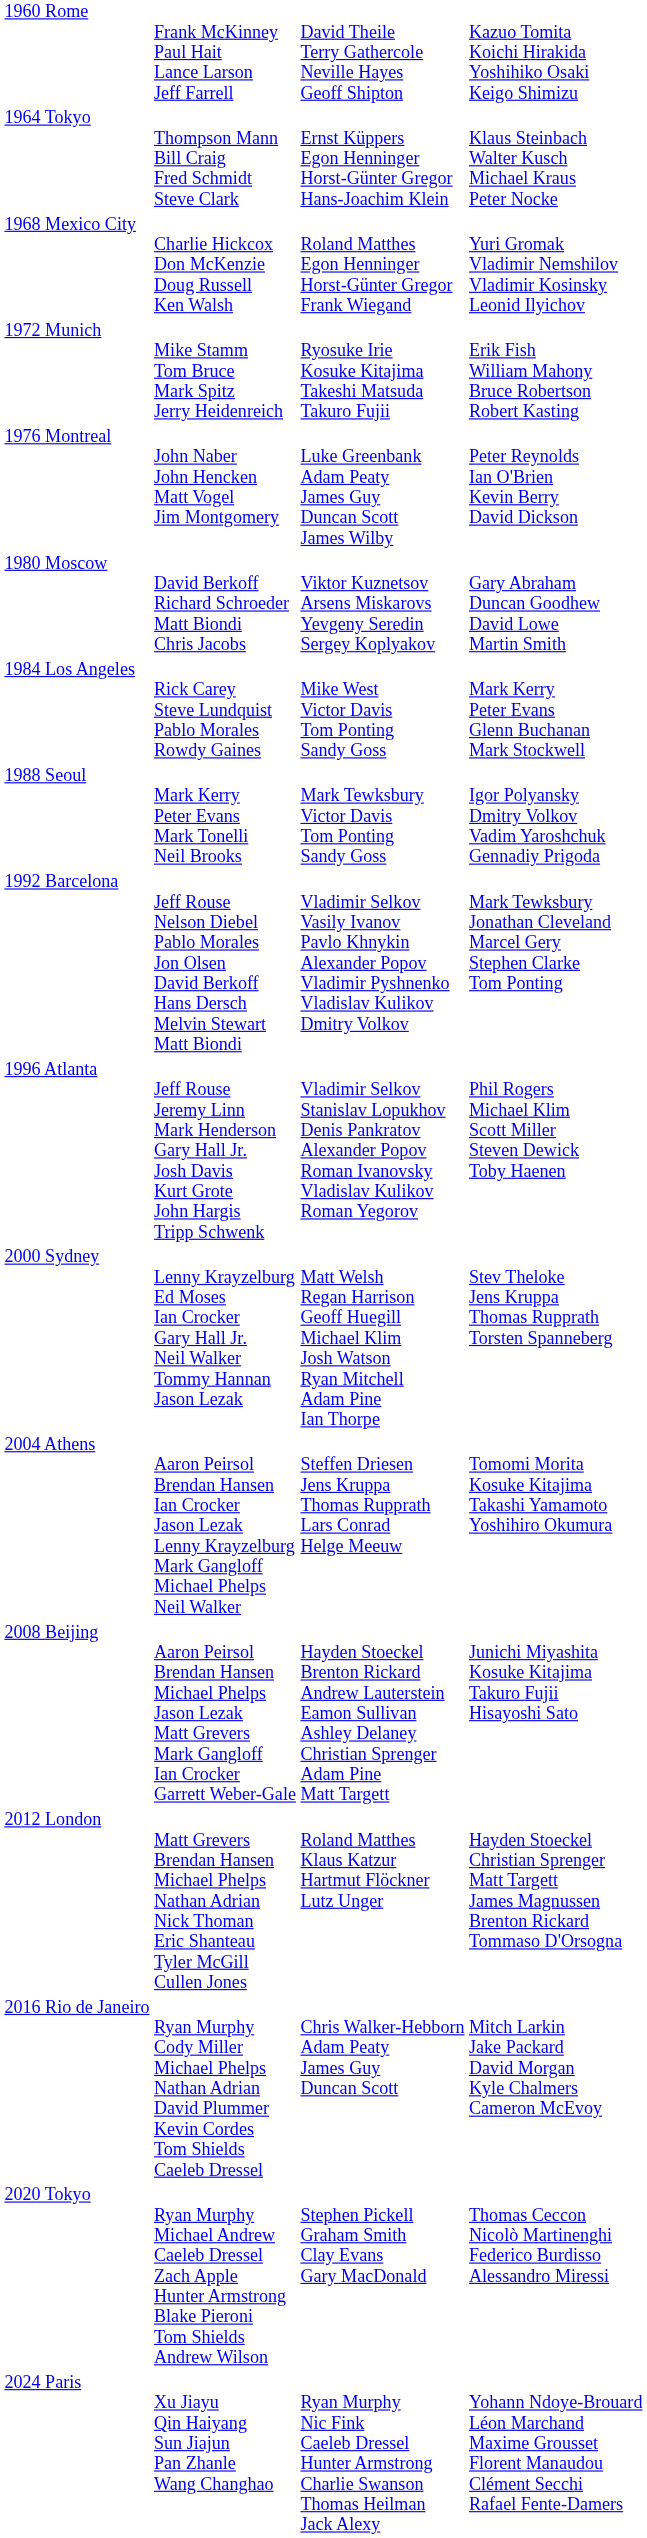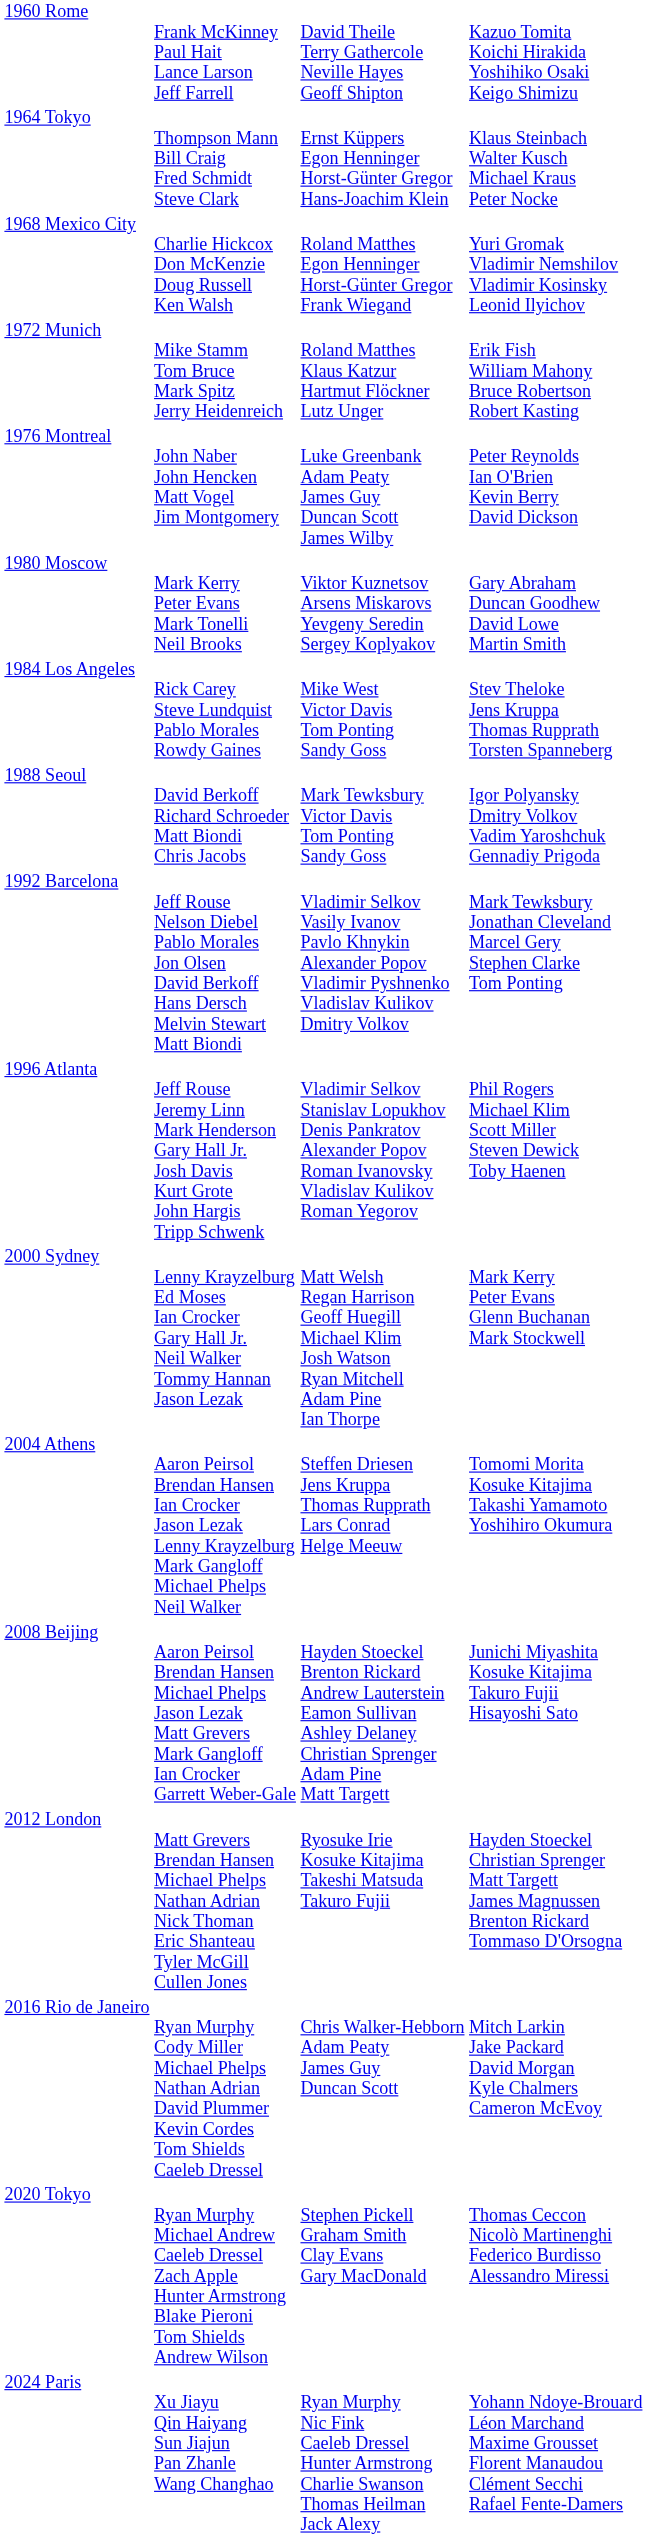(362, 381) Ryosuke Irie Kosuke Kitajima Takeshi Matsuda Takuro Fujii -> (365, 381) Roland Matthes Klaus Katzur Hartmut Flöckner Lutz Unger
(222, 613) David Berkoff Richard Schroeder Matt Biondi Chris Jacobs -> (201, 613) Mark Kerry Peter Evans Mark Tonelli Neil Brooks
(530, 720) Mark Kerry Peter Evans Glenn Buchanan Mark Stockwell -> (541, 720) Stev Theloke Jens Kruppa Thomas Rupprath Torsten Spanneberg
(201, 826) Mark Kerry Peter Evans Mark Tonelli Neil Brooks -> (222, 826) David Berkoff Richard Schroeder Matt Biondi Chris Jacobs
(541, 1307) Stev Theloke Jens Kruppa Thomas Rupprath Torsten Spanneberg -> (530, 1307) Mark Kerry Peter Evans Glenn Buchanan Mark Stockwell
(365, 1870) Roland Matthes Klaus Katzur Hartmut Flöckner Lutz Unger -> (362, 1870) Ryosuke Irie Kosuke Kitajima Takeshi Matsuda Takuro Fujii
